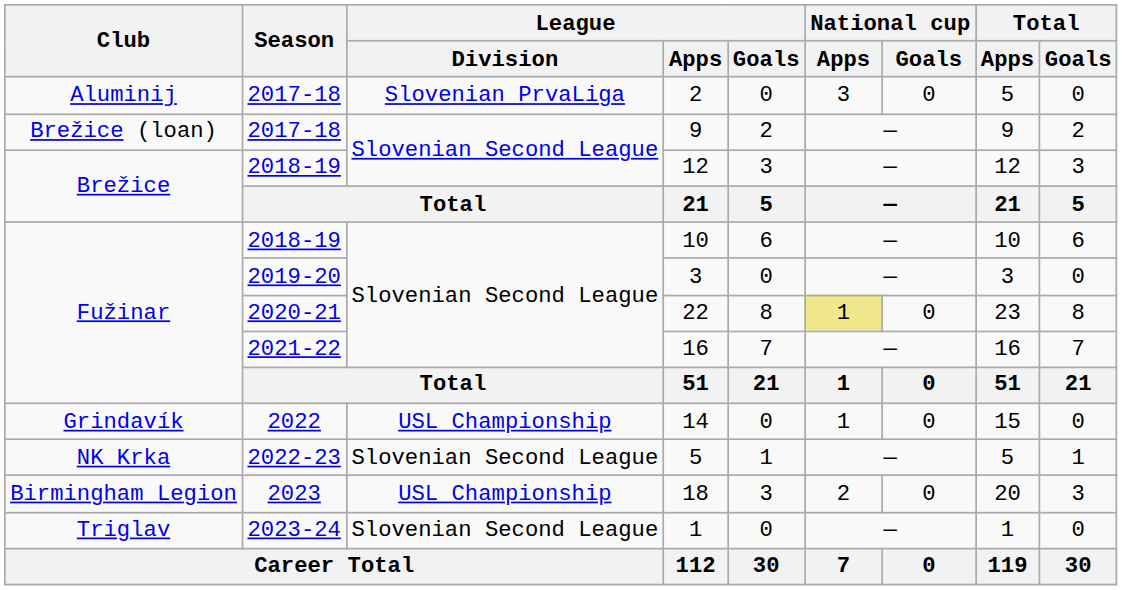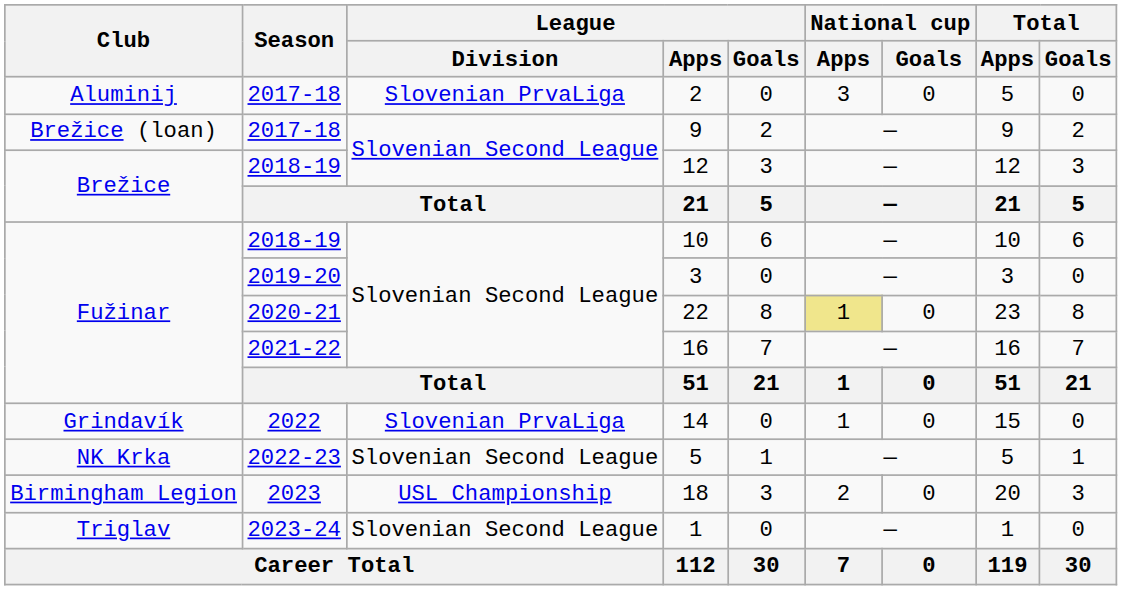(505, 422) USL Championship -> (505, 422) Slovenian PrvaLiga
